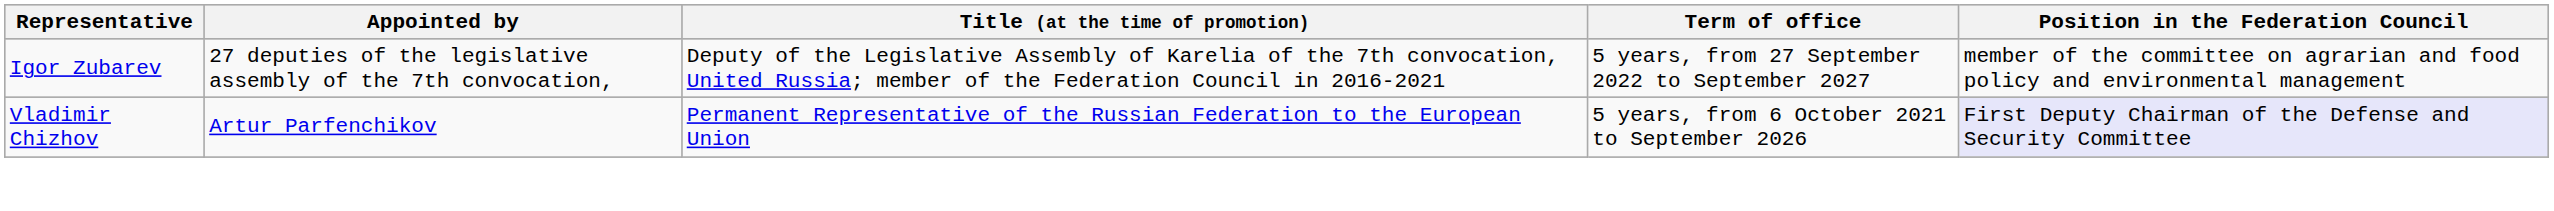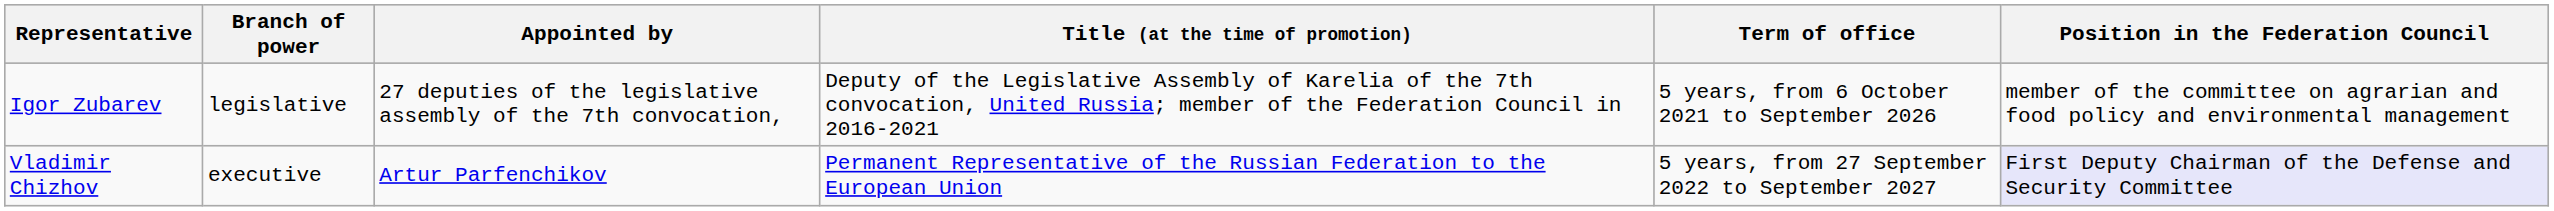+ column: (289, 34)
(1757, 68) 5 years, from 27 September 2022 to September 2027 -> (1804, 105) 5 years, from 6 October 2021 to September 2026
(1769, 127) 5 years, from 6 October 2021 to September 2026 -> (1823, 176) 5 years, from 27 September 2022 to September 2027
